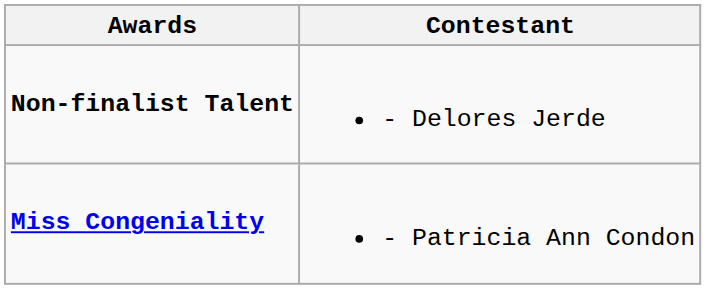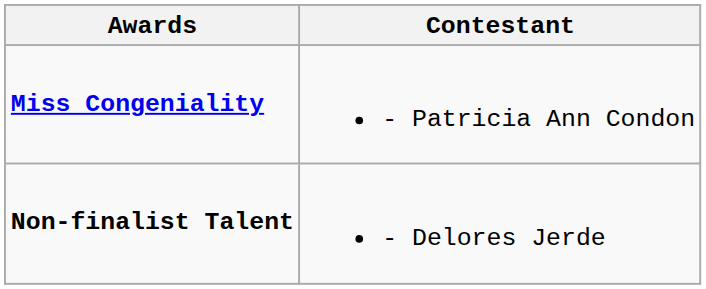rows swapped: (138, 224) <-> (152, 105)
